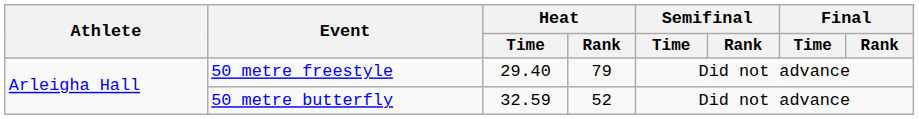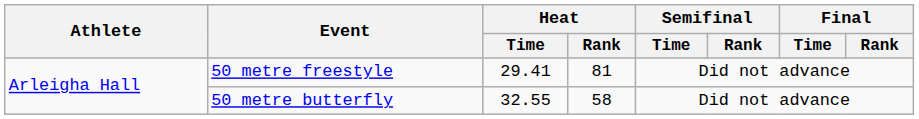(526, 72) 29.40 -> (526, 72) 29.41
(602, 72) 79 -> (602, 72) 81
(526, 100) 32.59 -> (526, 100) 32.55
(602, 100) 52 -> (602, 100) 58
